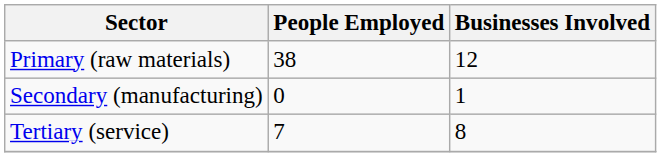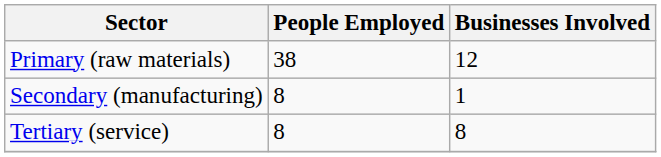(279, 95) 0 -> (279, 95) 8
(279, 132) 7 -> (279, 132) 8
